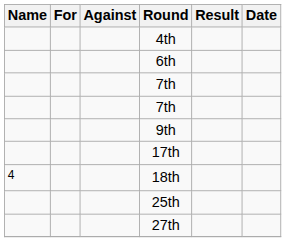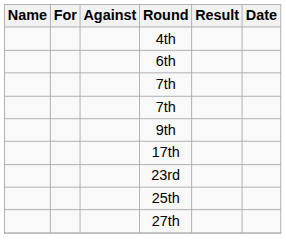- row: (11, 174)
+ row: (27, 176)
